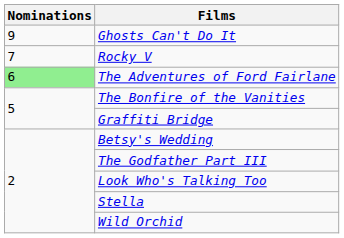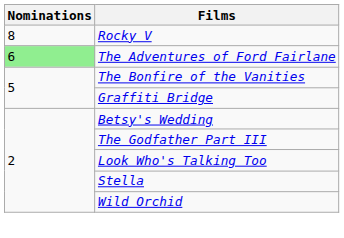- row: (167, 36)
(11, 56) 7 -> (11, 36) 8
